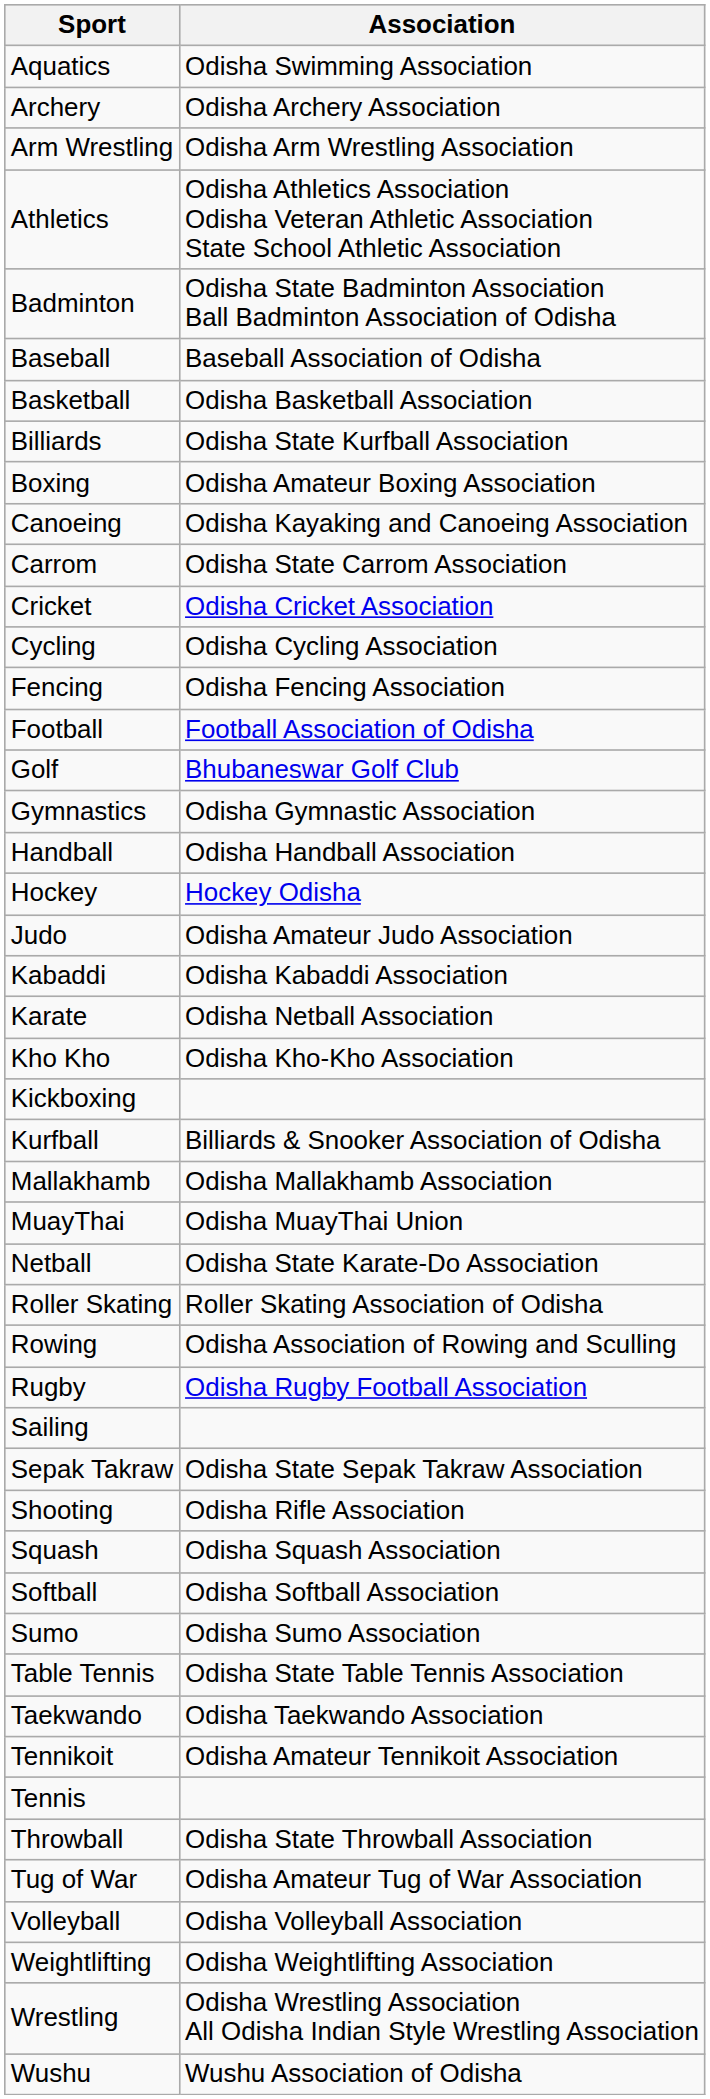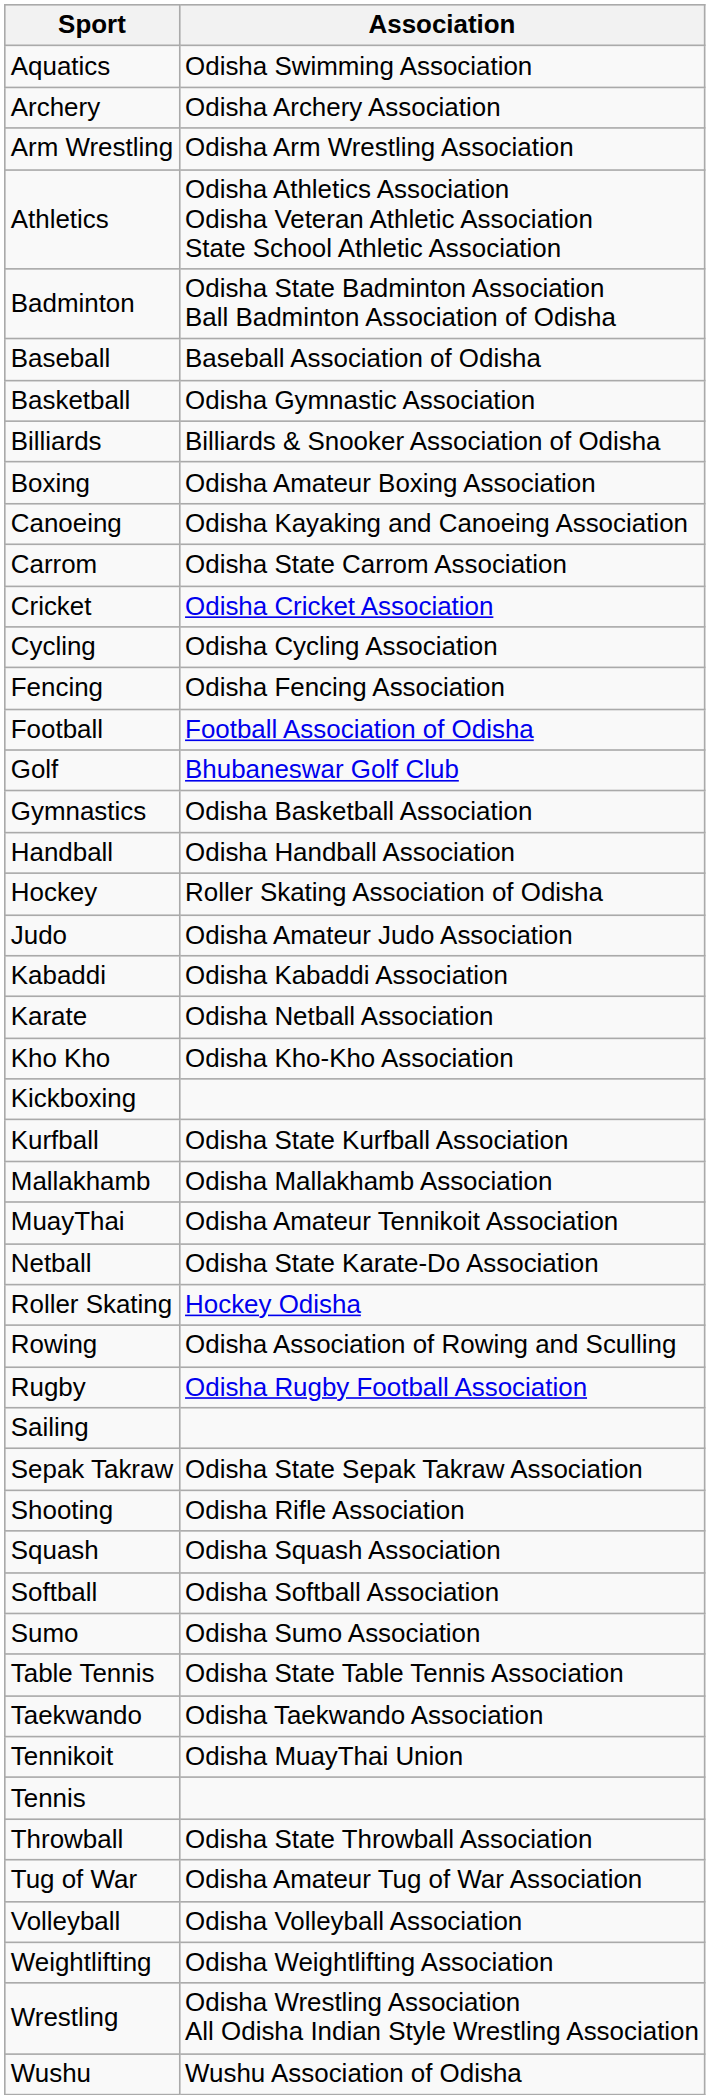(359, 400) Odisha Basketball Association -> (360, 400) Odisha Gymnastic Association
(377, 441) Odisha State Kurfball Association -> (423, 441) Billiards & Snooker Association of Odisha
(360, 811) Odisha Gymnastic Association -> (359, 811) Odisha Basketball Association
(273, 893) Hockey Odisha -> (394, 893) Roller Skating Association of Odisha
(423, 1140) Billiards & Snooker Association of Odisha -> (377, 1140) Odisha State Kurfball Association
(324, 1222) Odisha MuayThai Union -> (402, 1222) Odisha Amateur Tennikoit Association
(394, 1304) Roller Skating Association of Odisha -> (273, 1304) Hockey Odisha
(402, 1756) Odisha Amateur Tennikoit Association -> (324, 1756) Odisha MuayThai Union
